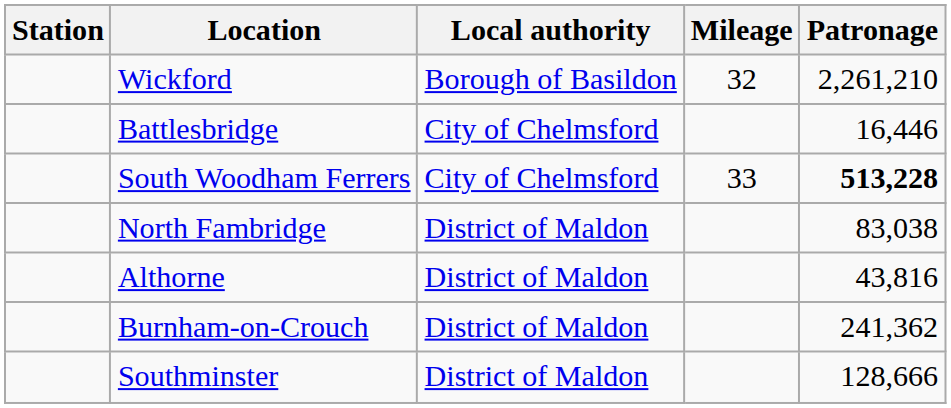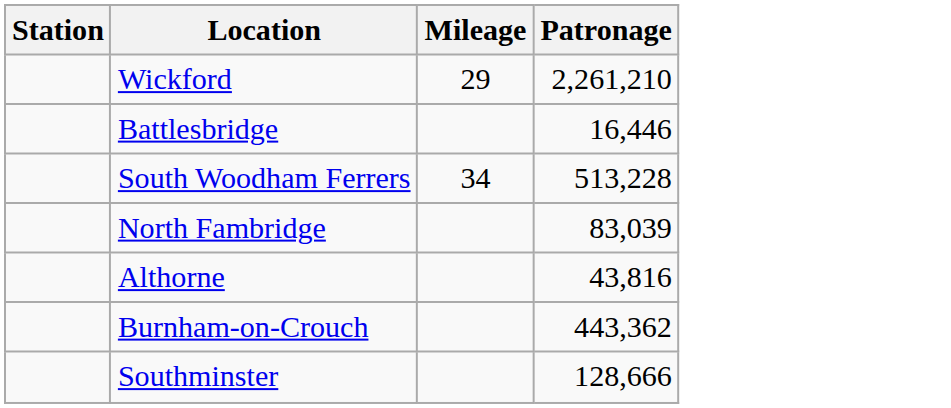- column: (551, 29)
(742, 79) 32 -> (475, 79) 29
(742, 178) 33 -> (475, 178) 34
(889, 178) bold -> (623, 178) normal
(897, 227) 83,038 -> (630, 227) 83,039
(889, 327) 241,362 -> (623, 327) 443,362
